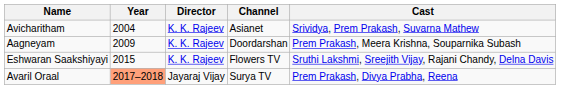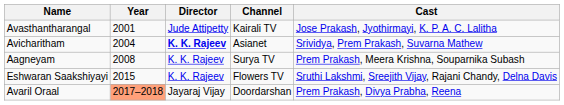+ row: (49, 28)
(196, 28) normal -> (197, 44) bold
(124, 44) 2009 -> (124, 60) 2008
(259, 44) Doordarshan -> (254, 60) Surya TV
(250, 76) Surya TV -> (262, 92) Doordarshan
